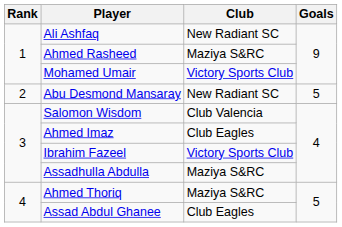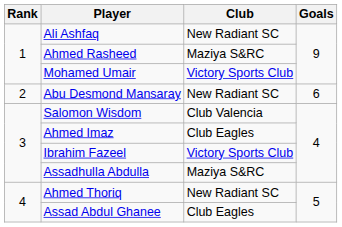(316, 93) 5 -> (316, 93) 6
(225, 192) Maziya S&RC -> (233, 192) New Radiant SC
